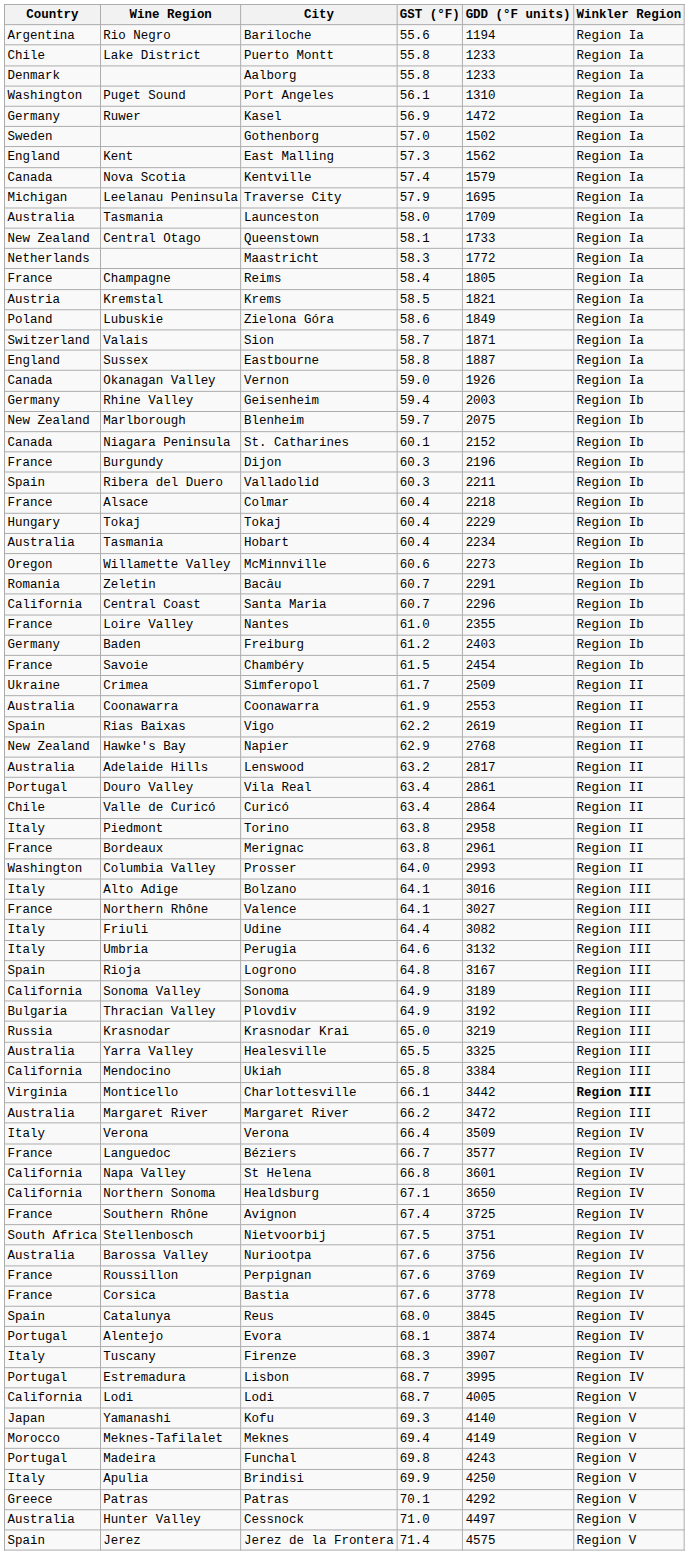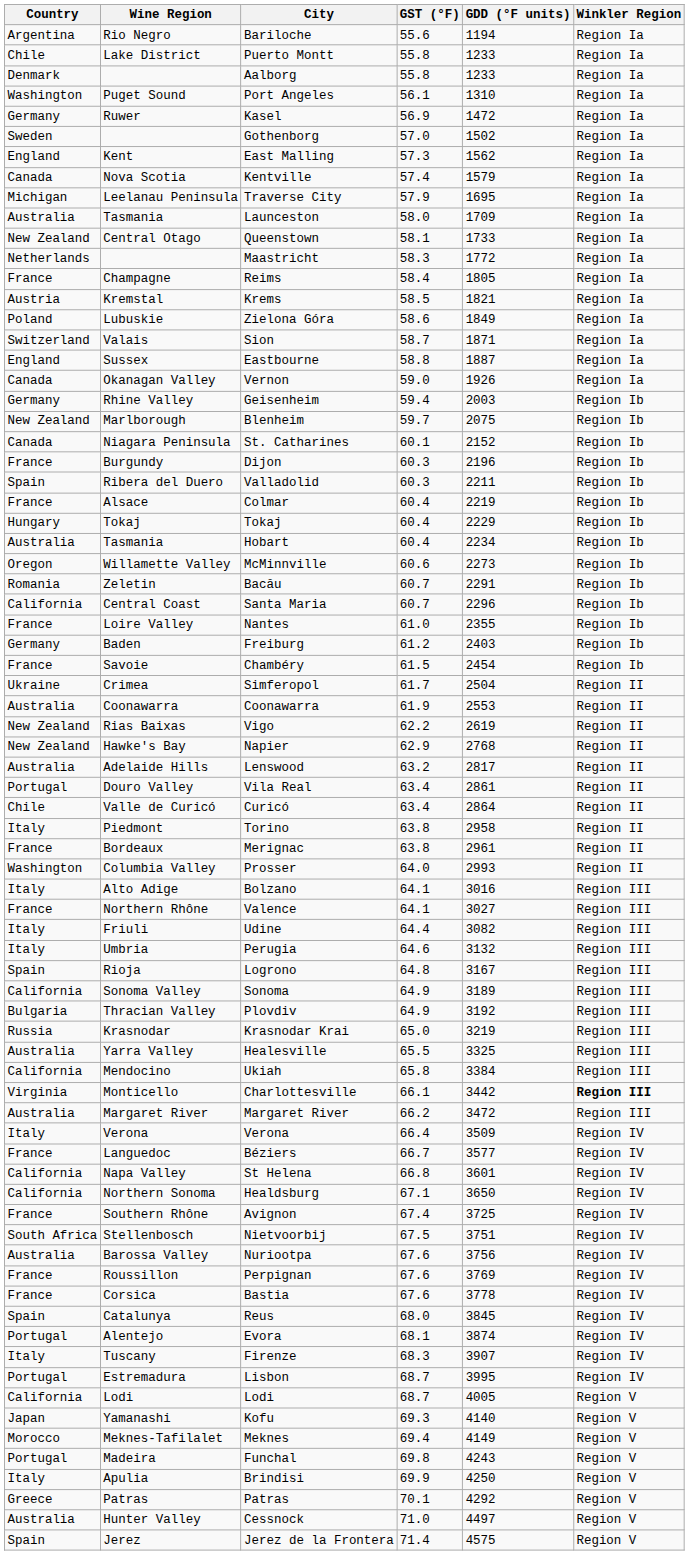(481, 503) 2218 -> (481, 503) 2219
(481, 686) 2509 -> (481, 686) 2504
(26, 727) Spain -> (49, 727) New Zealand
